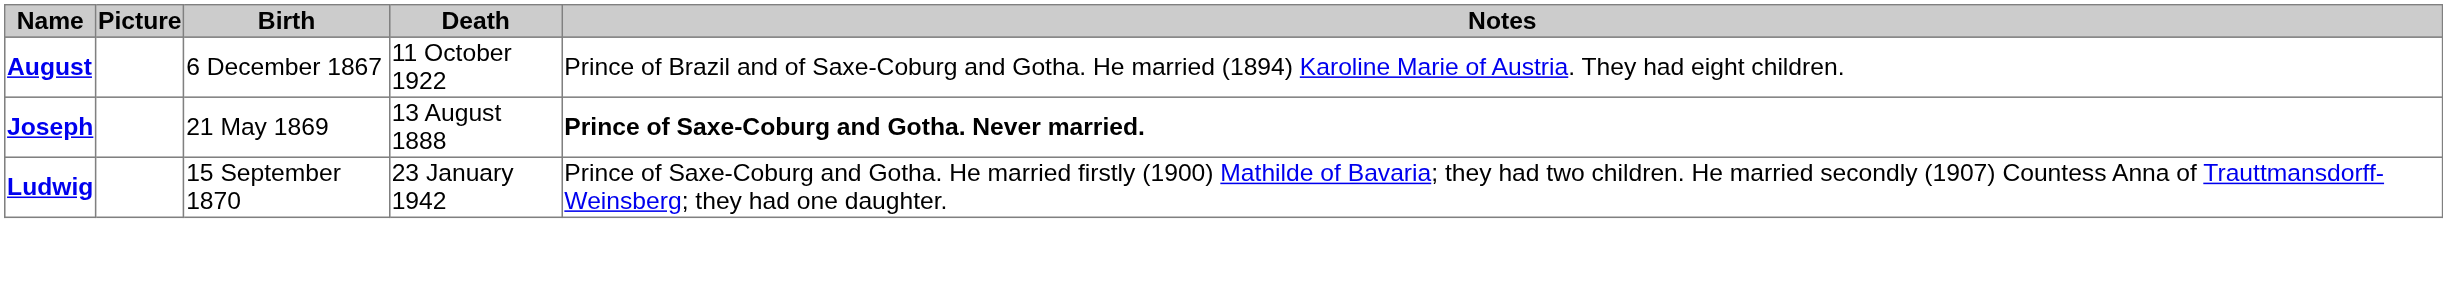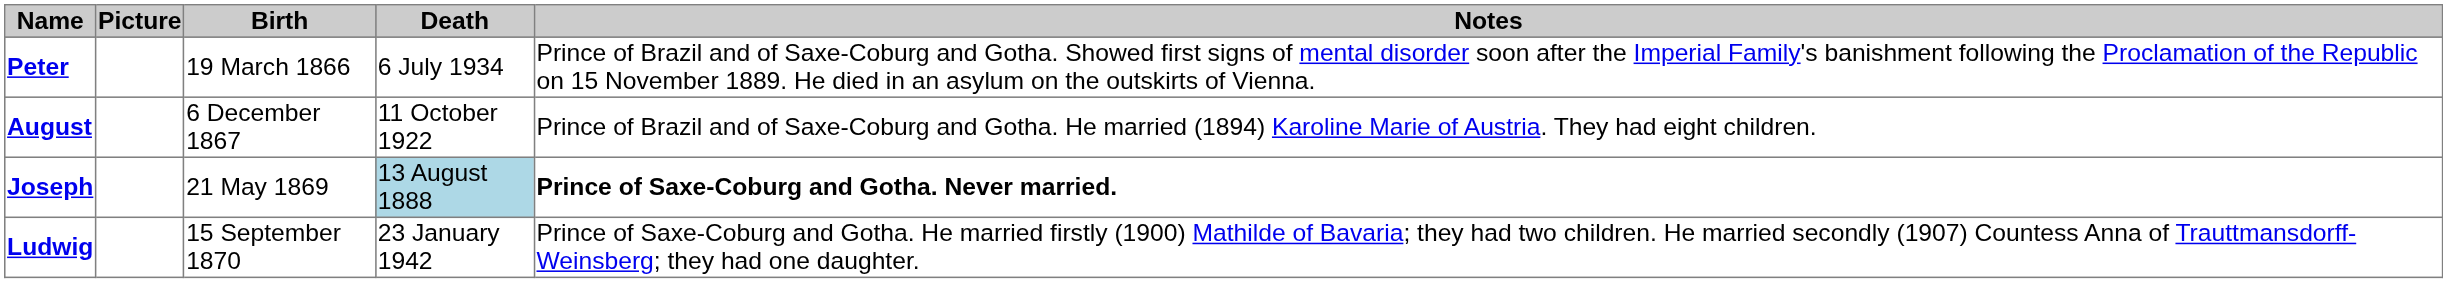+ row: (38, 66)
(446, 126) no background -> (433, 186) lightblue background
